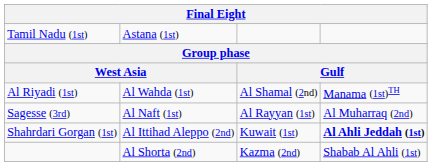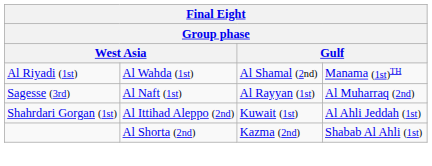- row: (47, 33)
(374, 132) bold -> (373, 113) normal
